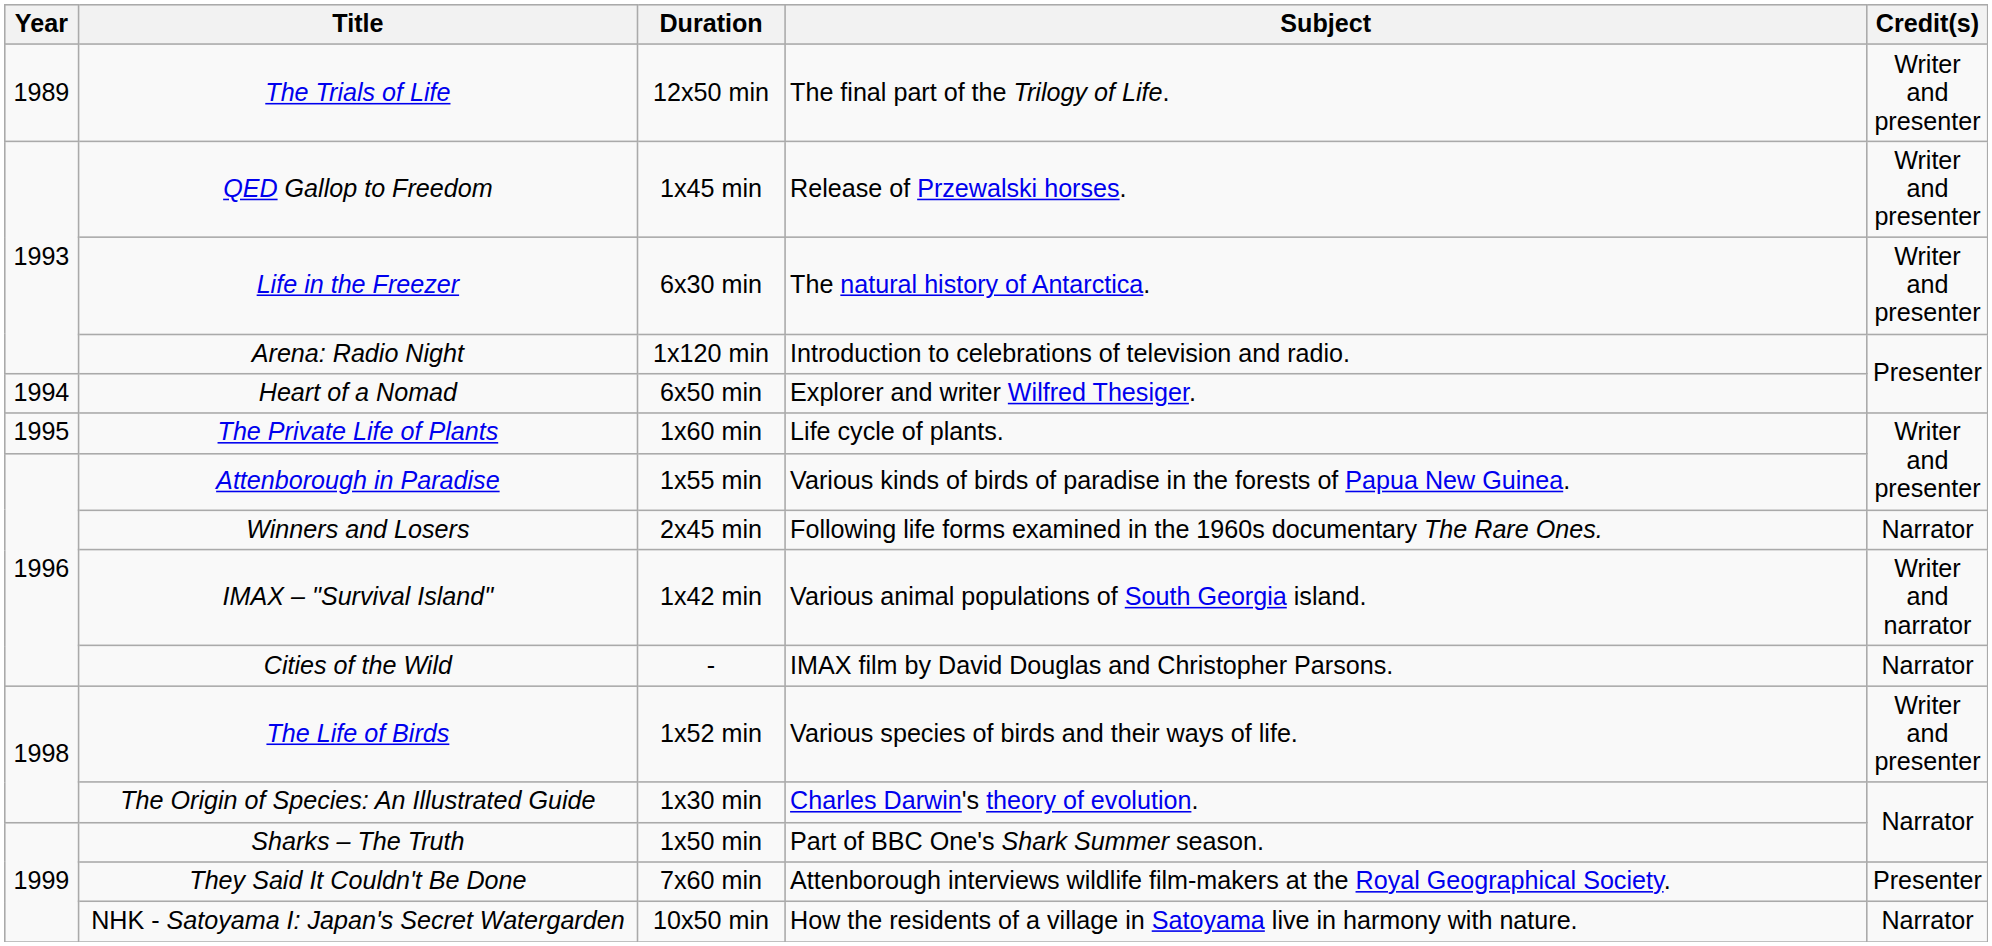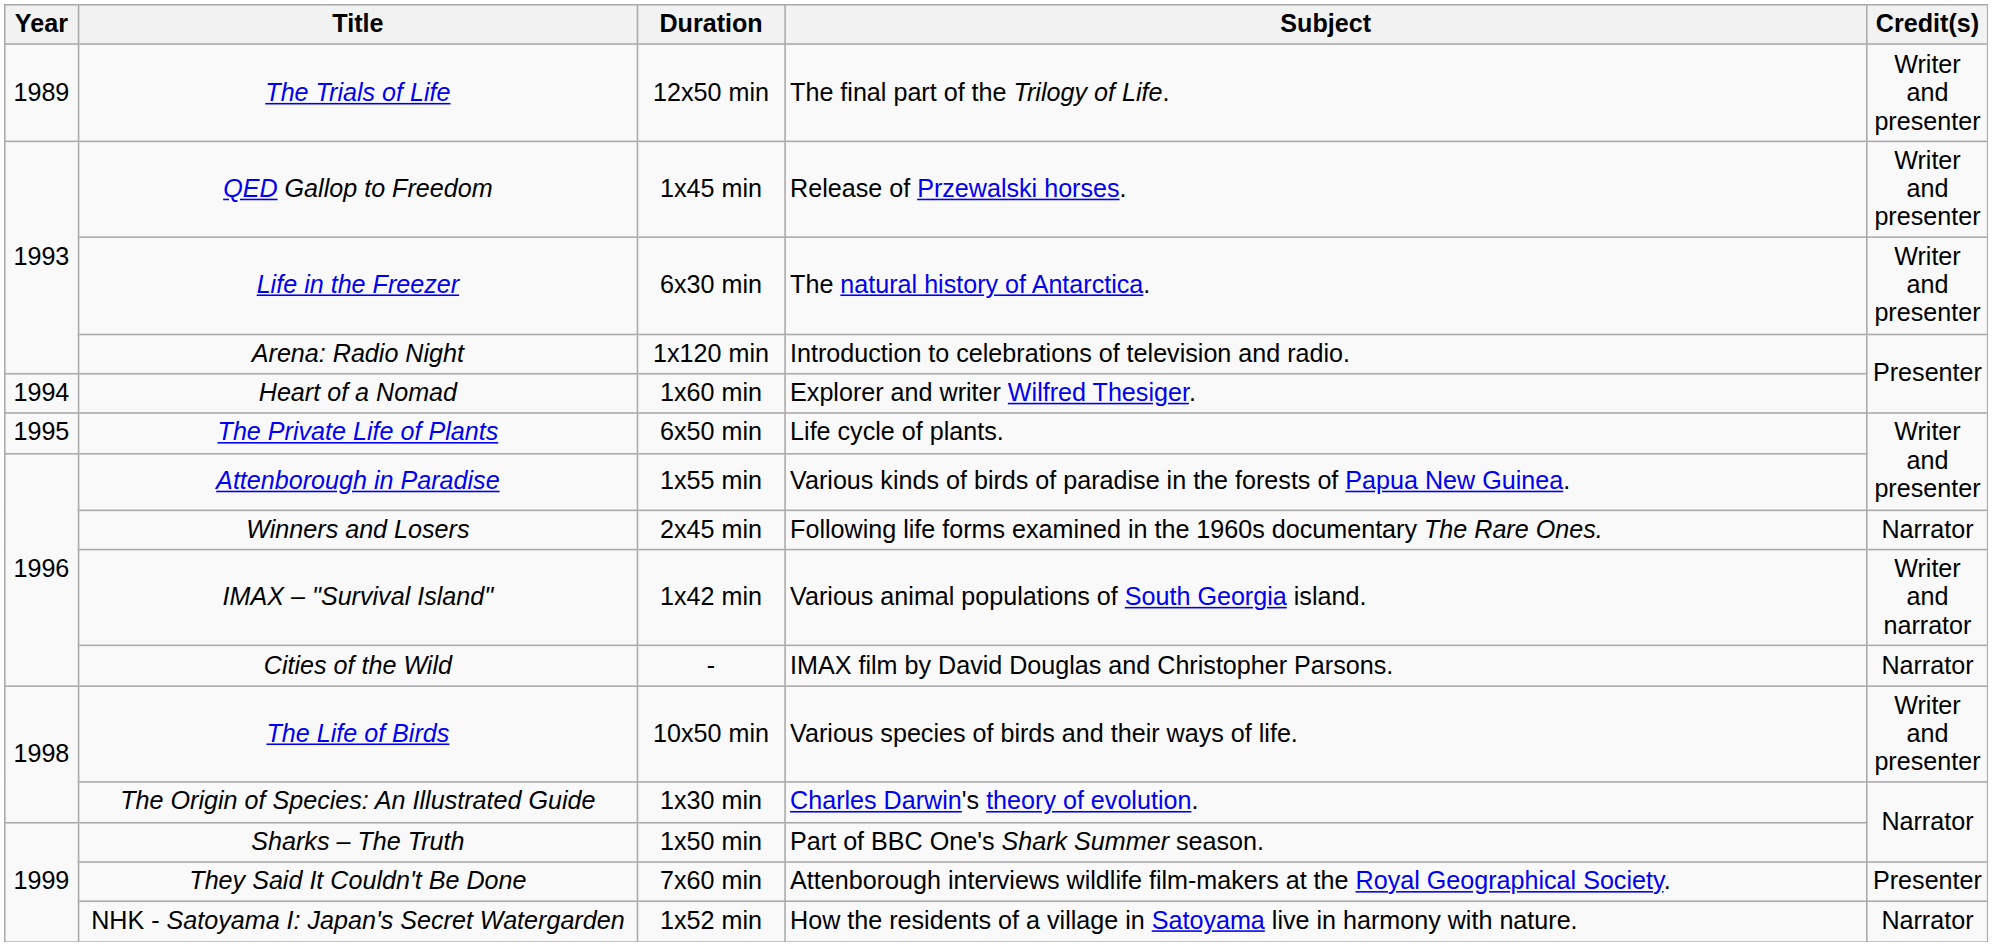(711, 393) 6x50 min -> (711, 393) 1x60 min
(711, 433) 1x60 min -> (711, 433) 6x50 min
(711, 733) 1x52 min -> (711, 733) 10x50 min
(711, 921) 10x50 min -> (711, 921) 1x52 min
